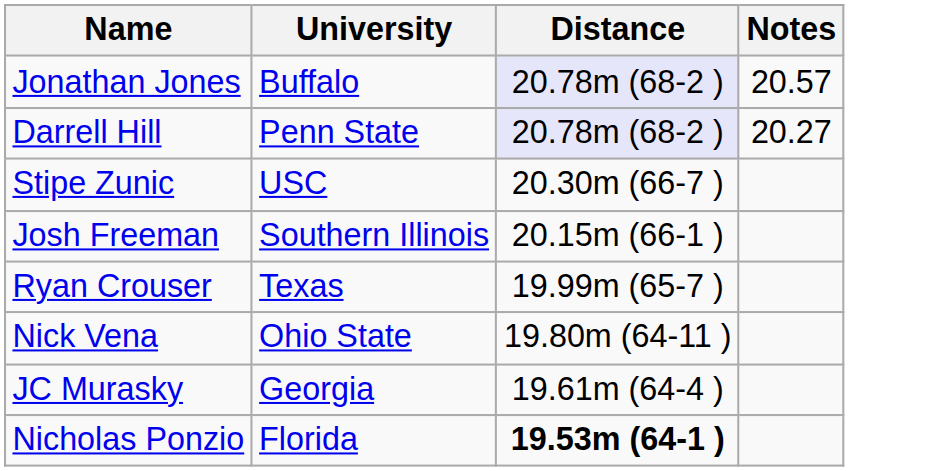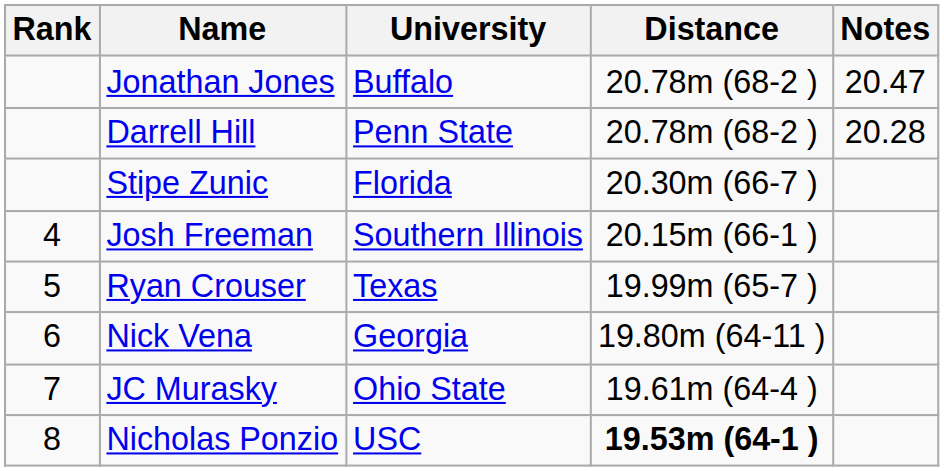+ column: (52, 30)
(618, 81) lavender background -> (712, 81) no background
(791, 81) 20.57 -> (885, 81) 20.47
(618, 132) lavender background -> (712, 132) no background
(791, 132) 20.27 -> (885, 132) 20.28
(293, 183) USC -> (402, 183) Florida
(335, 337) Ohio State -> (411, 337) Georgia
(317, 388) Georgia -> (429, 388) Ohio State
(309, 440) Florida -> (387, 440) USC
